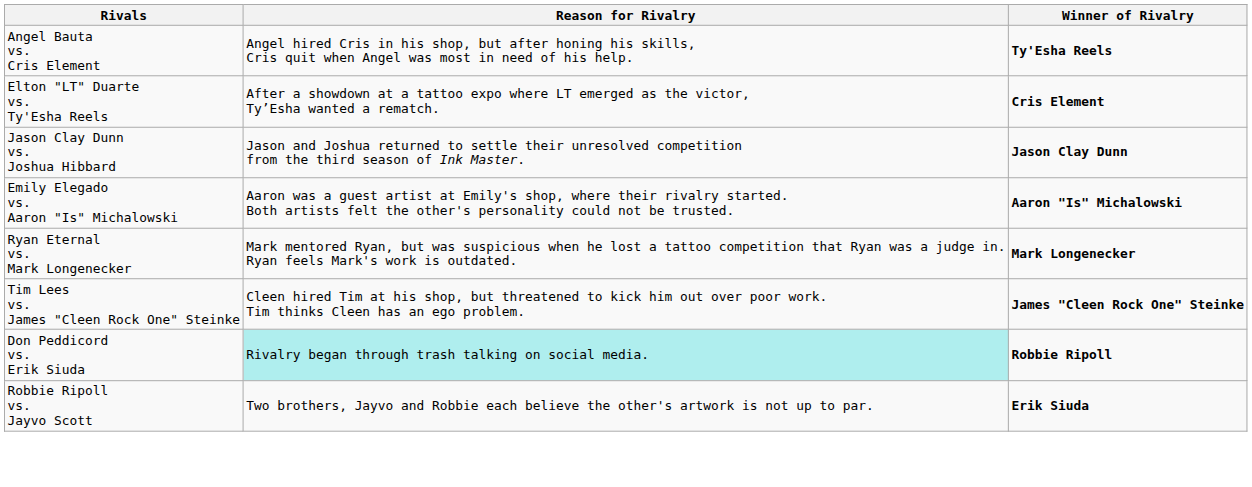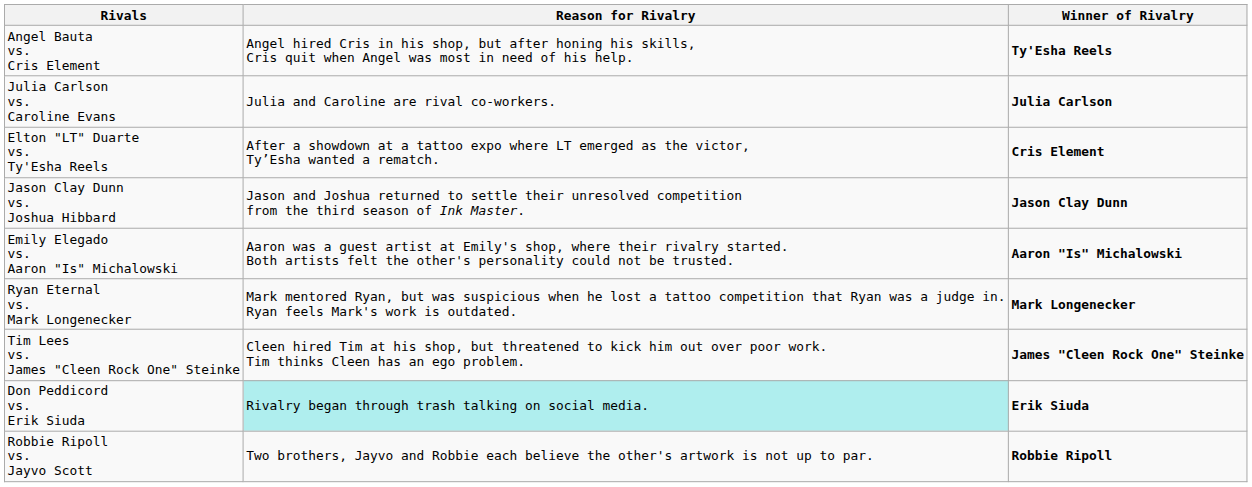+ row: (62, 101)
(1062, 355) Robbie Ripoll -> (1050, 406) Erik Siuda
(1050, 406) Erik Siuda -> (1062, 456) Robbie Ripoll
